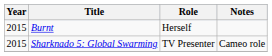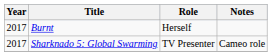(17, 28) 2015 -> (17, 28) 2017
(17, 43) 2015 -> (17, 43) 2017
